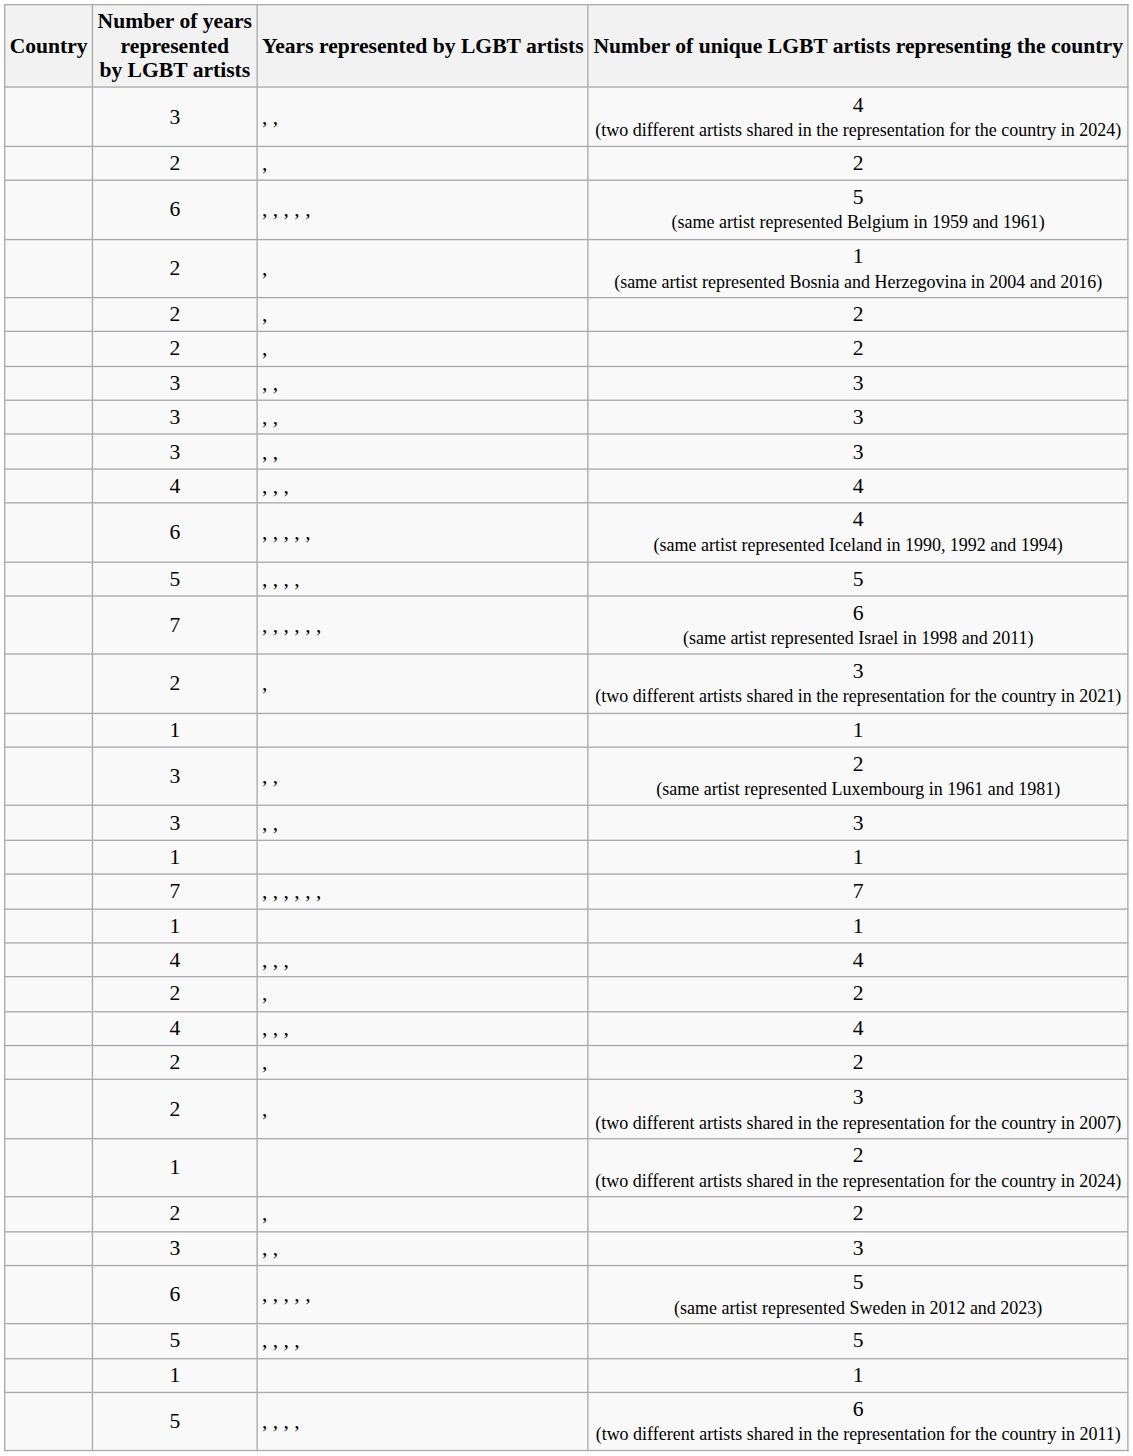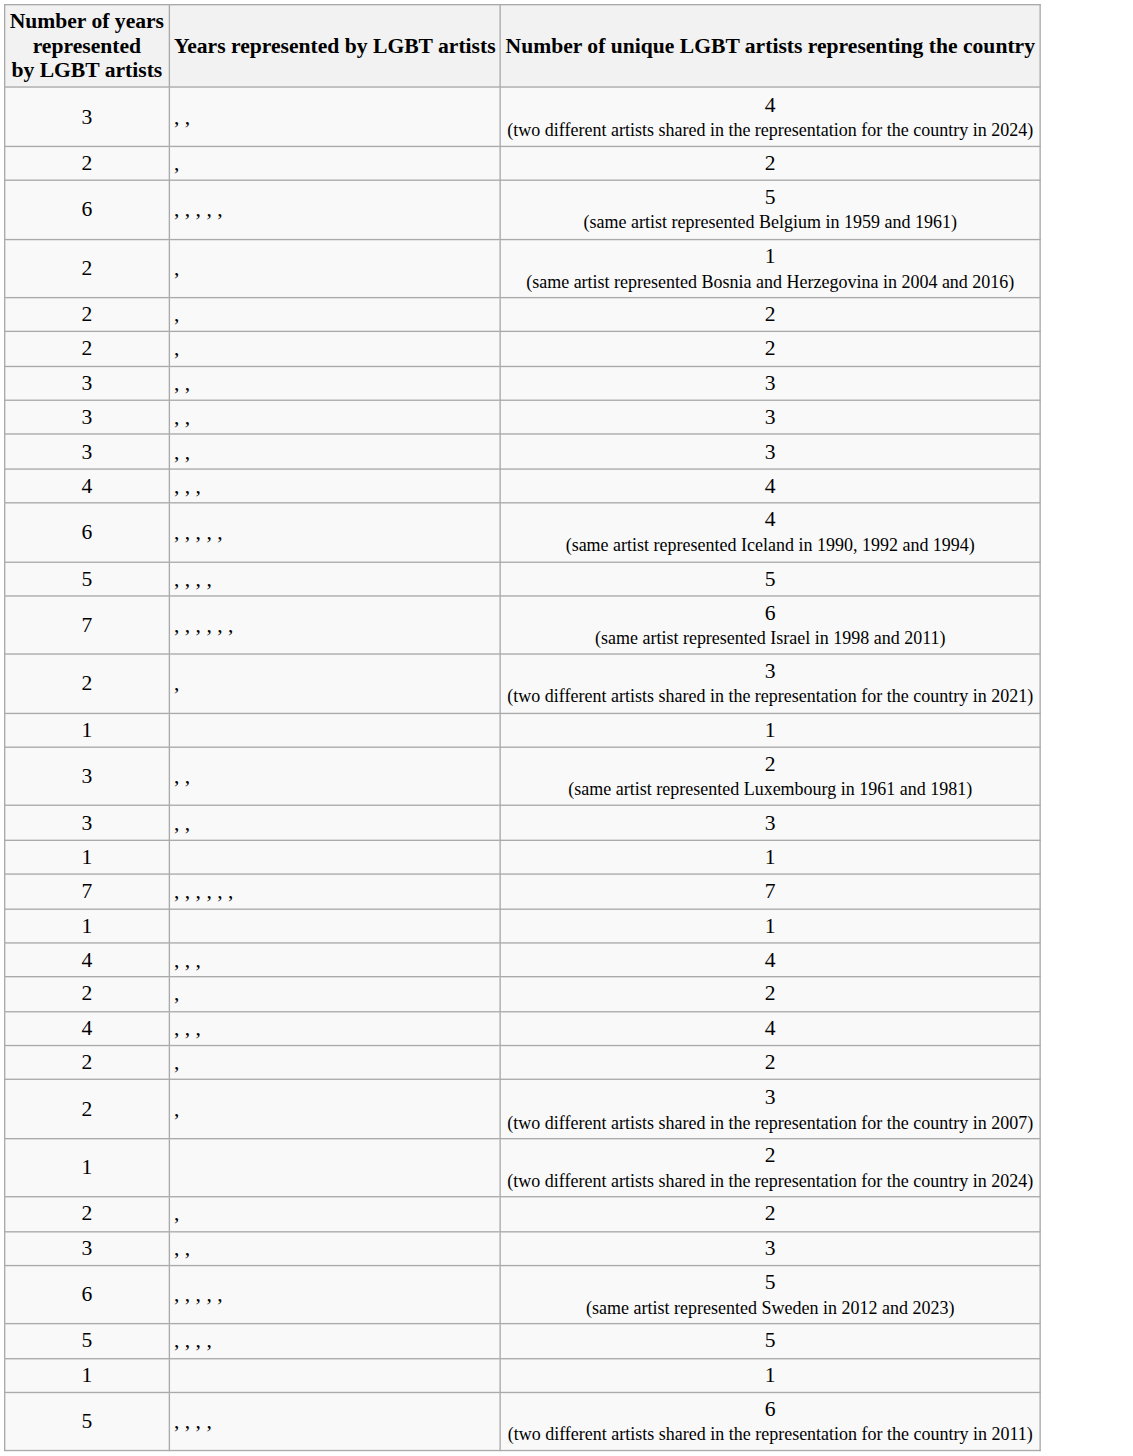- column: (49, 45)
